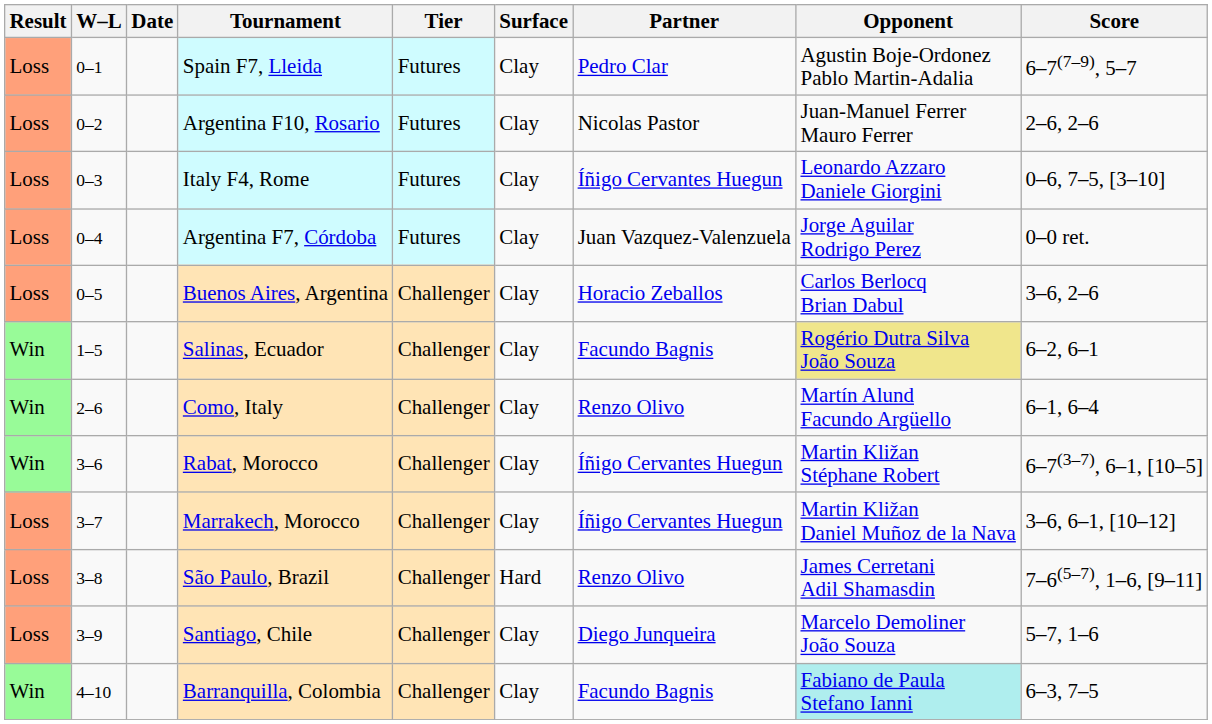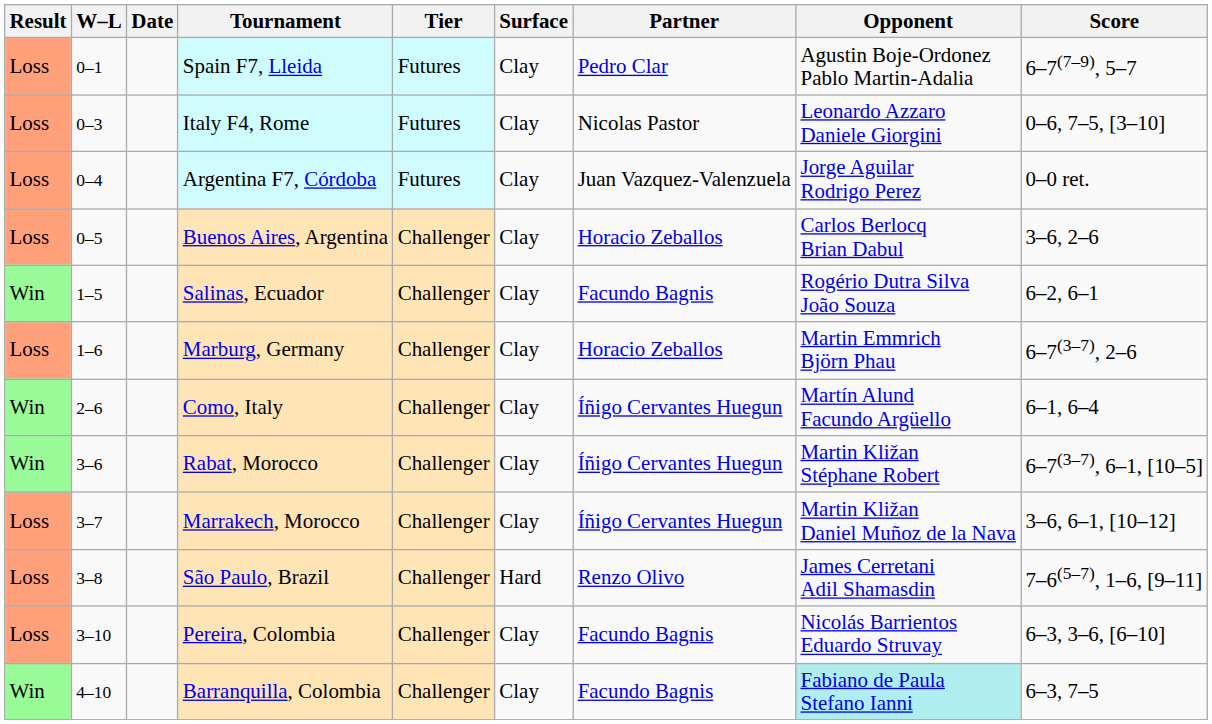- row: (281, 122)
(680, 179) Íñigo Cervantes Huegun -> (638, 122) Nicolas Pastor
(885, 350) khaki background -> (885, 293) no background
+ row: (264, 350)
(631, 407) Renzo Olivo -> (680, 407) Íñigo Cervantes Huegun
- row: (247, 634)
+ row: (259, 634)
